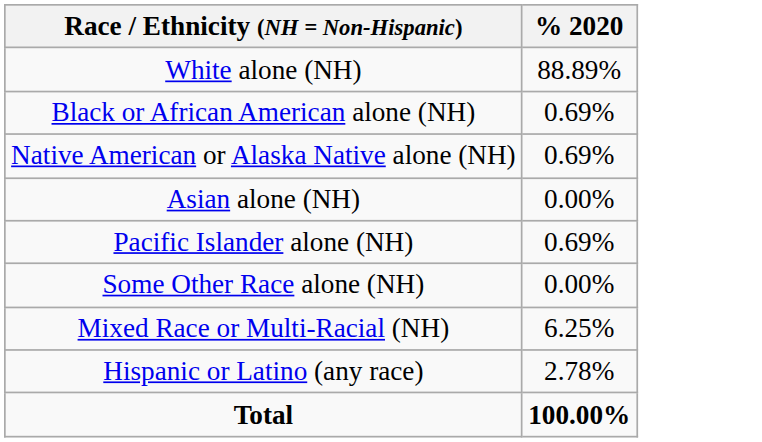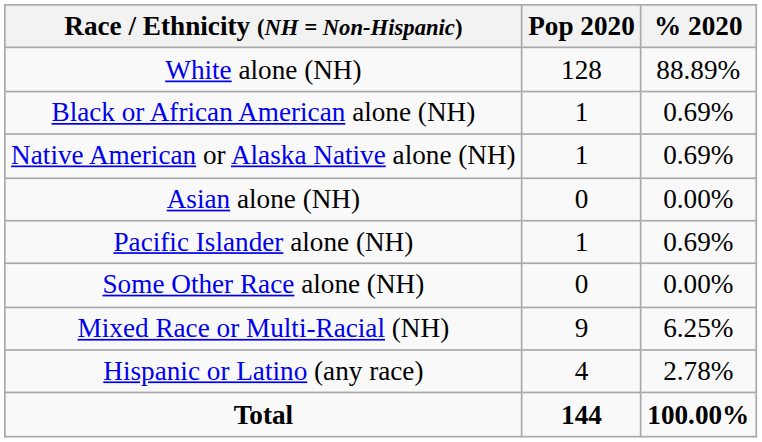+ column: (581, 26)
